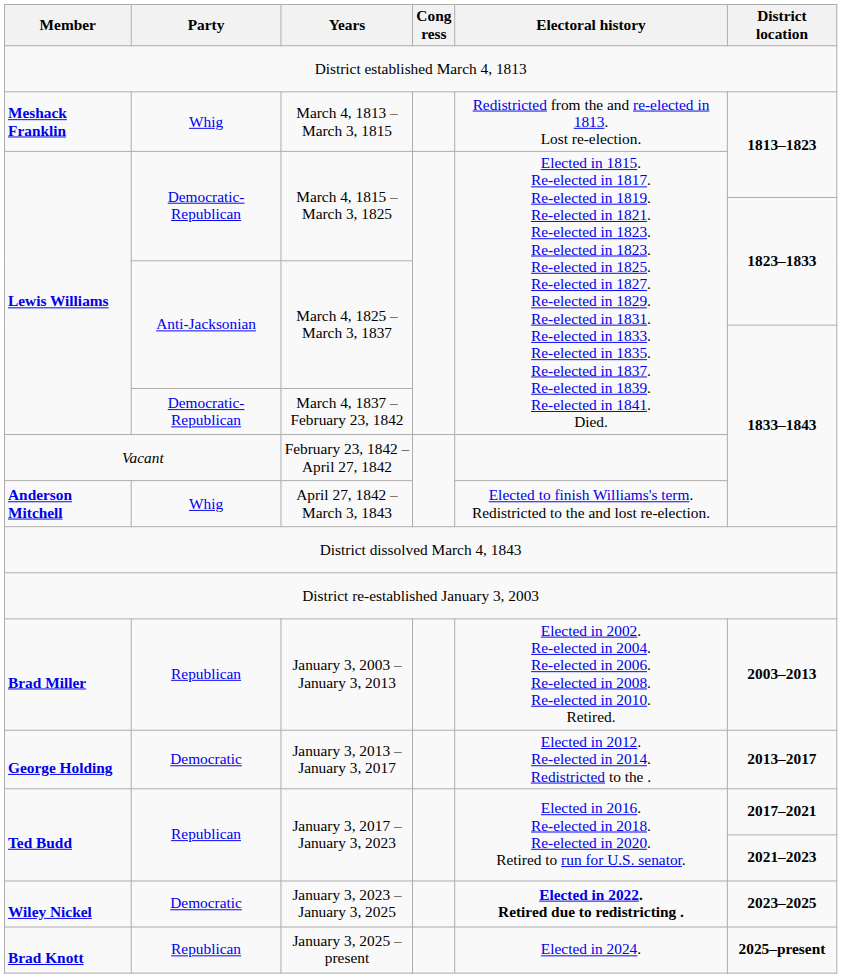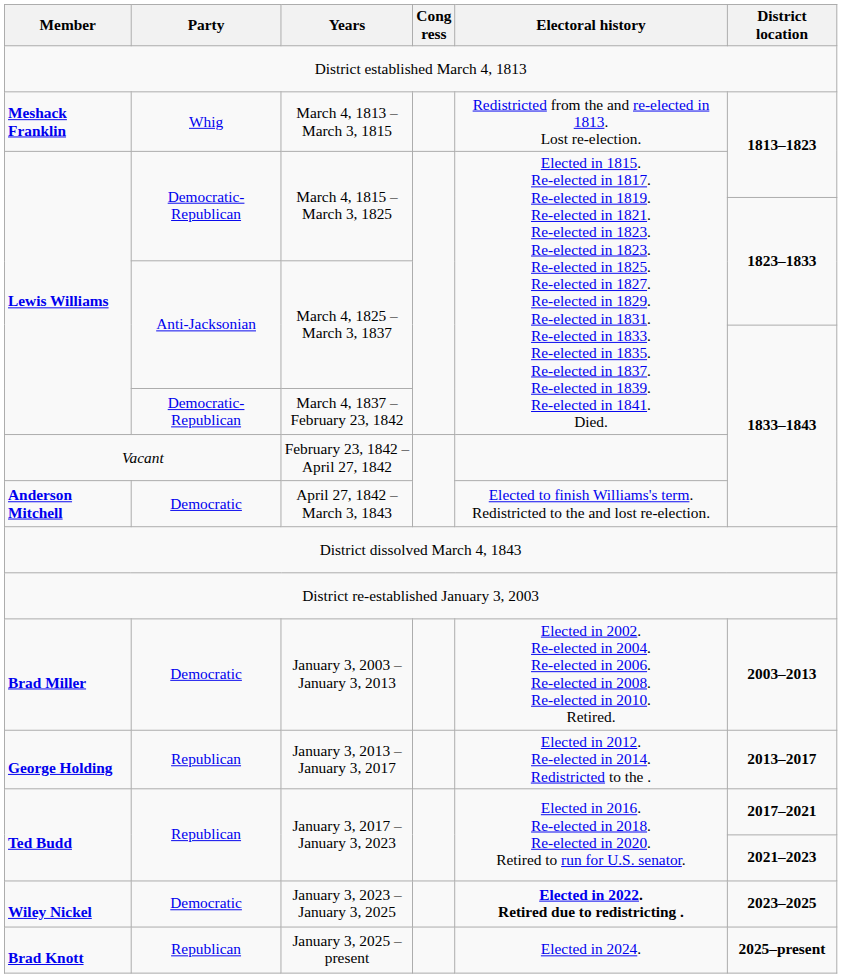(206, 503) Whig -> (206, 503) Democratic
(206, 674) Republican -> (206, 674) Democratic
(206, 759) Democratic -> (206, 759) Republican
